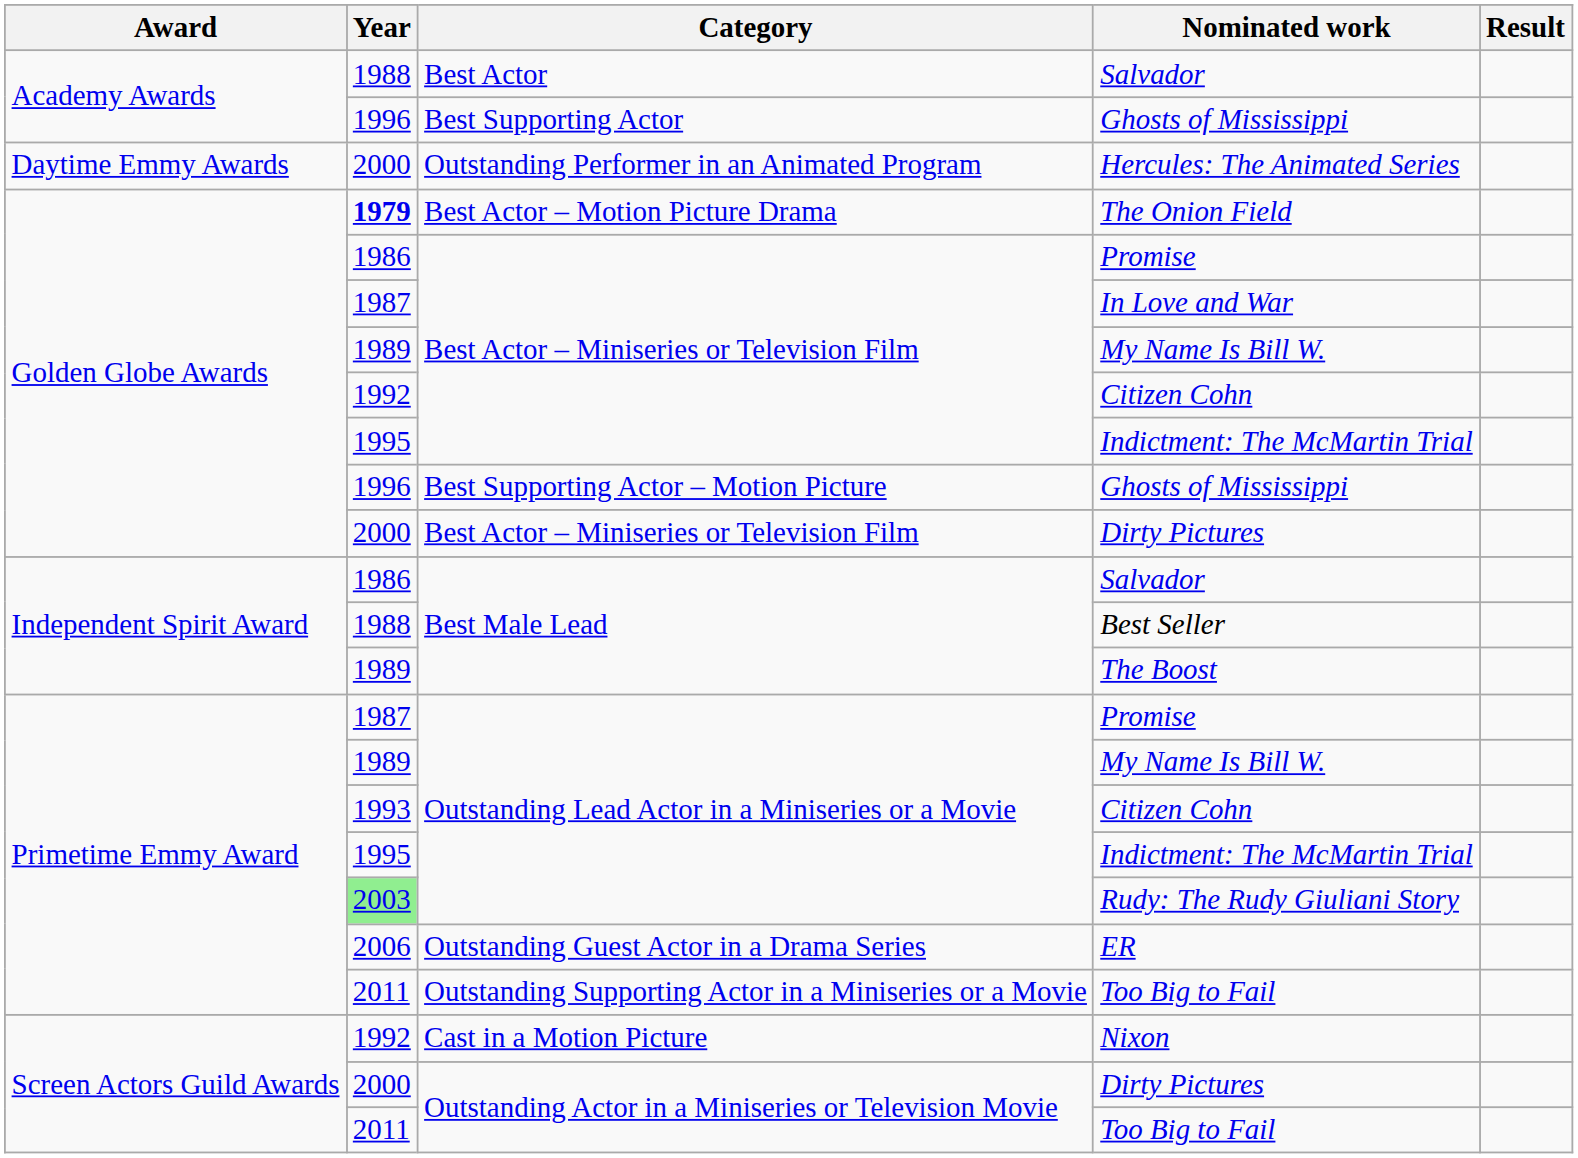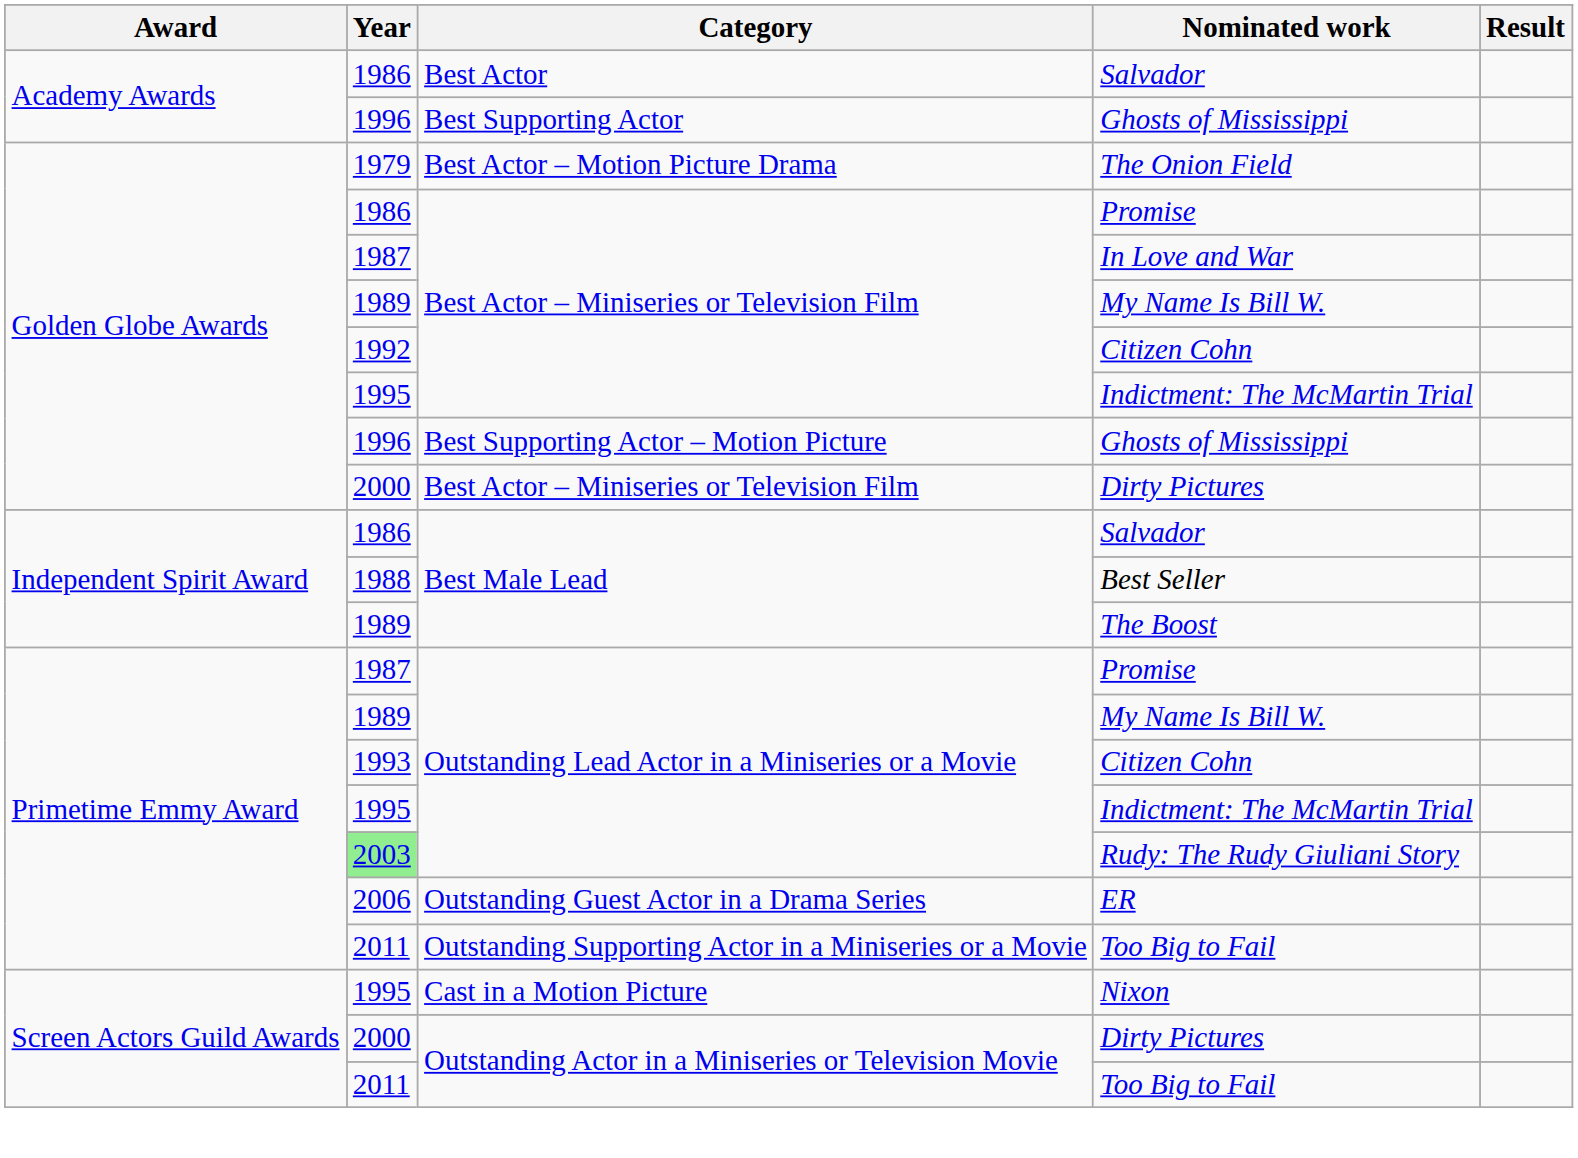(382, 73) 1988 -> (382, 73) 1986
- row: (703, 165)
(382, 211) bold -> (382, 165) normal
(382, 1037) 1992 -> (382, 991) 1995
